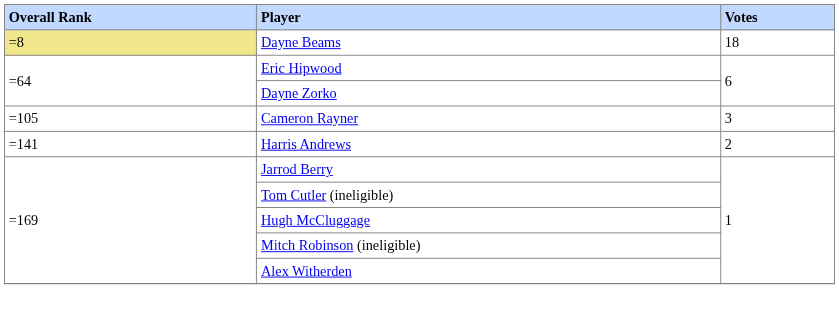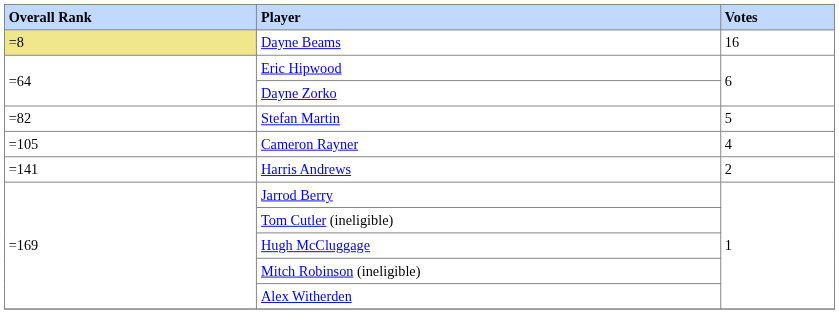(732, 42) 18 -> (732, 42) 16
+ row: (300, 118)
(728, 118) 3 -> (728, 144) 4
